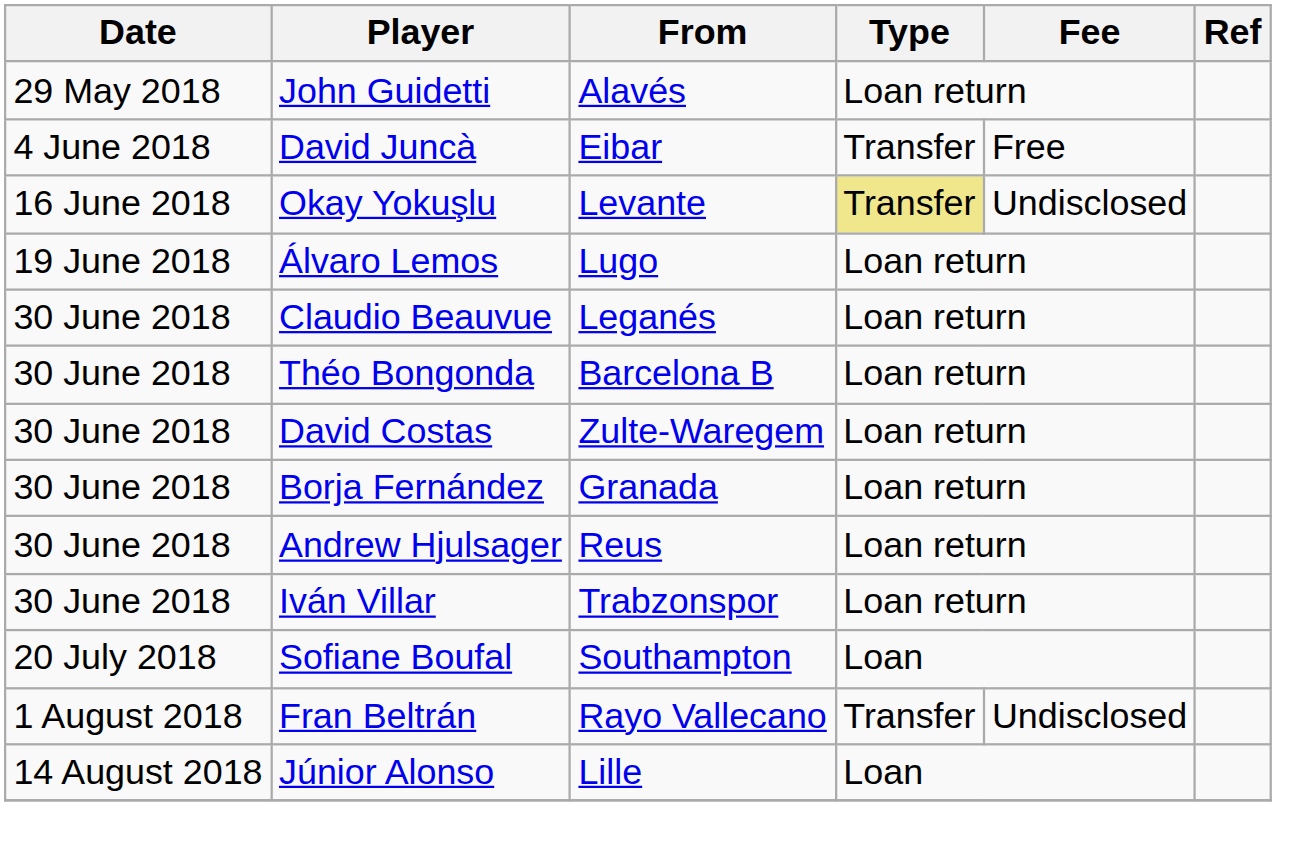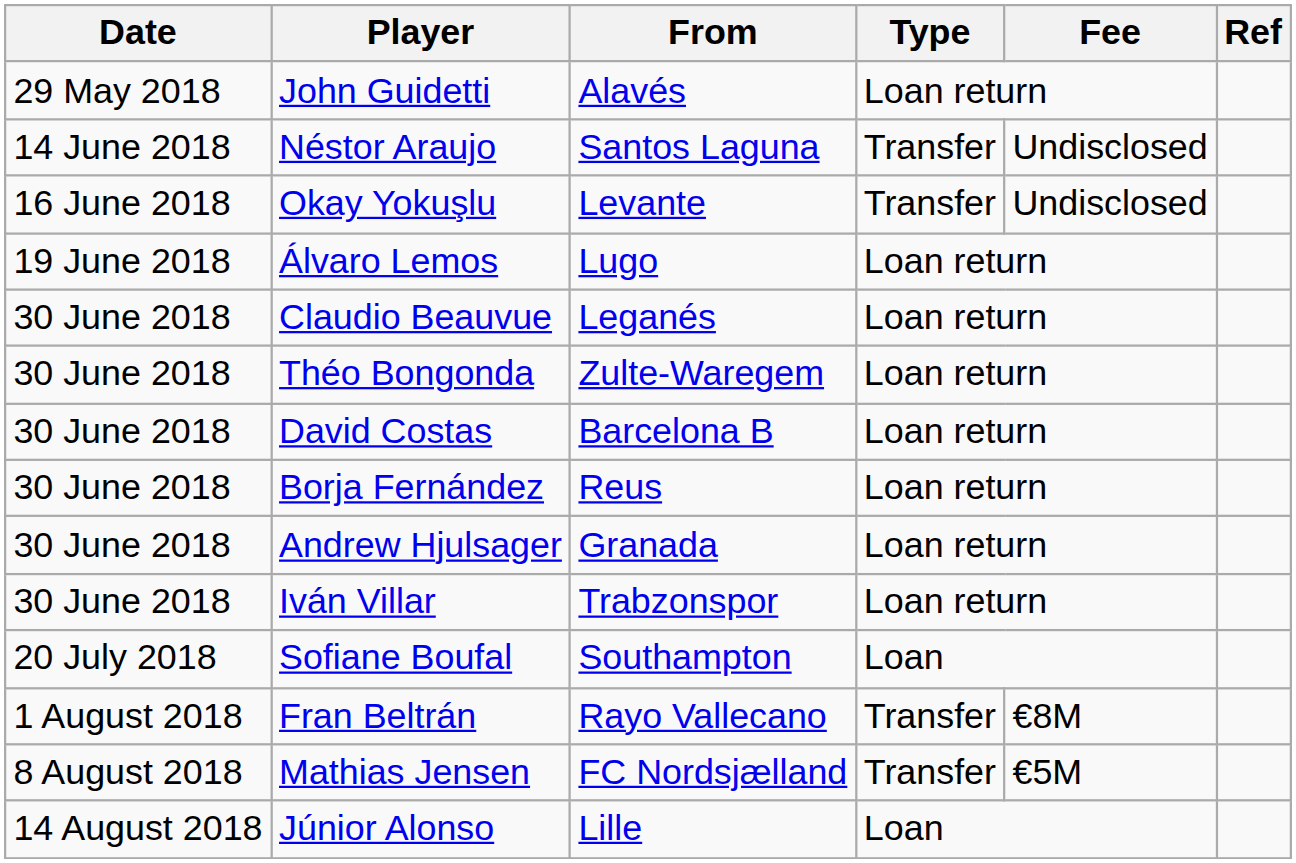- row: (378, 146)
+ row: (388, 146)
(909, 203) khaki background -> (930, 203) no background
(676, 373) Barcelona B -> (701, 373) Zulte-Waregem
(701, 430) Zulte-Waregem -> (676, 430) Barcelona B
(648, 487) Granada -> (620, 487) Reus
(620, 544) Reus -> (648, 544) Granada
(1090, 714) Undisclosed -> (1047, 714) €8M
+ row: (405, 771)
